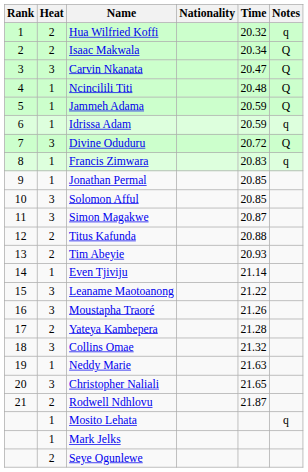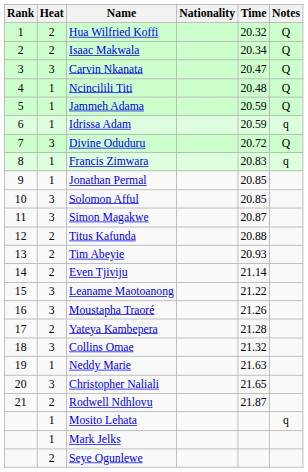(286, 32) q -> (286, 32) Q
(52, 273) 1 -> (52, 273) 2
